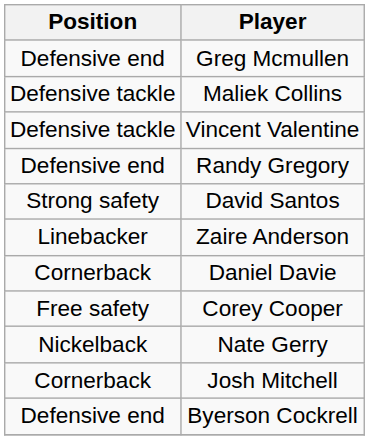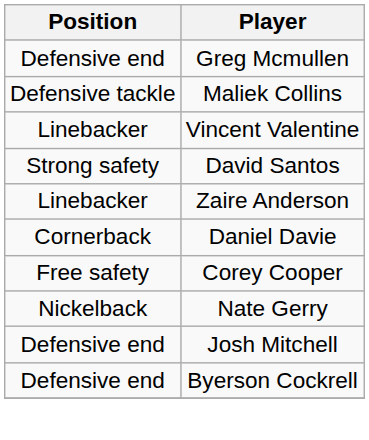(93, 129) Defensive tackle -> (93, 129) Linebacker
- row: (273, 165)
(93, 380) Cornerback -> (93, 344) Defensive end
